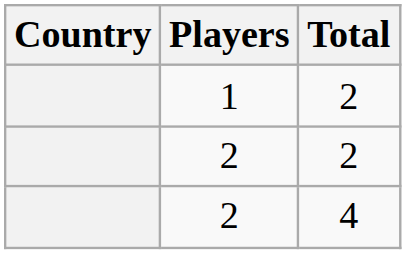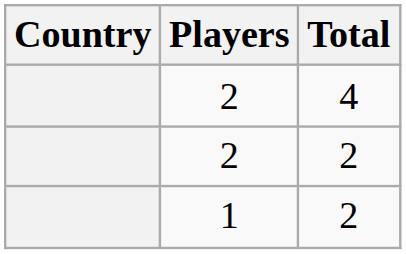rows swapped: (229, 215) <-> (229, 95)
